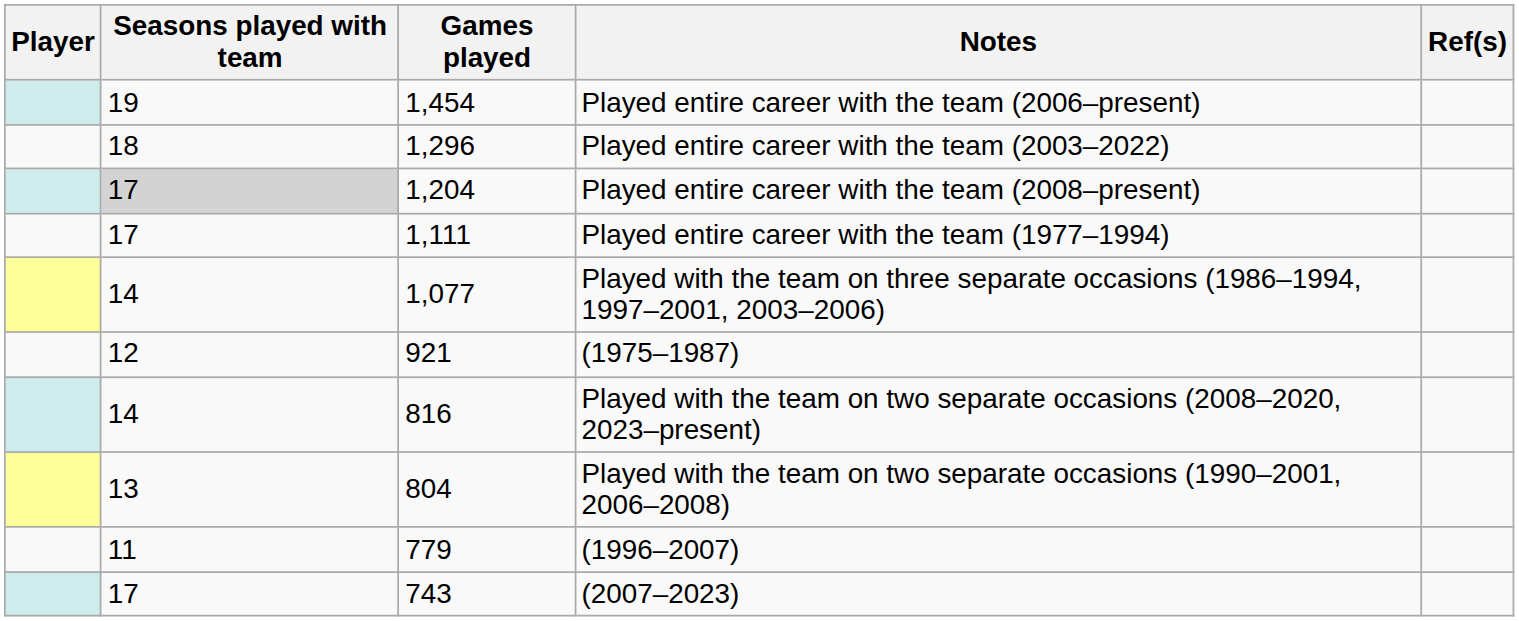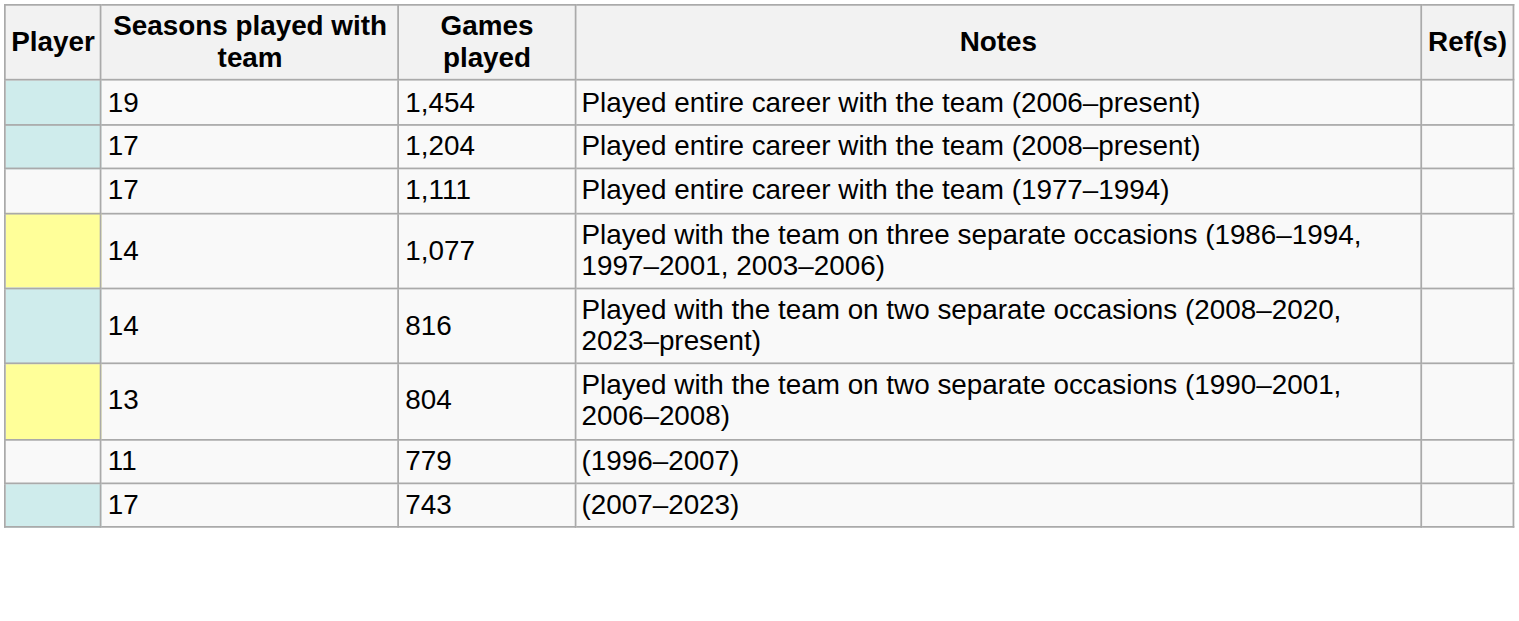- row: (876, 146)
(123, 190) lightgrey background -> (123, 146) no background
- row: (660, 354)
